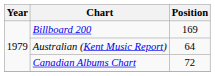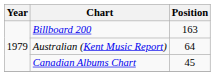(190, 29) 169 -> (190, 29) 163
(190, 63) 72 -> (190, 63) 45
